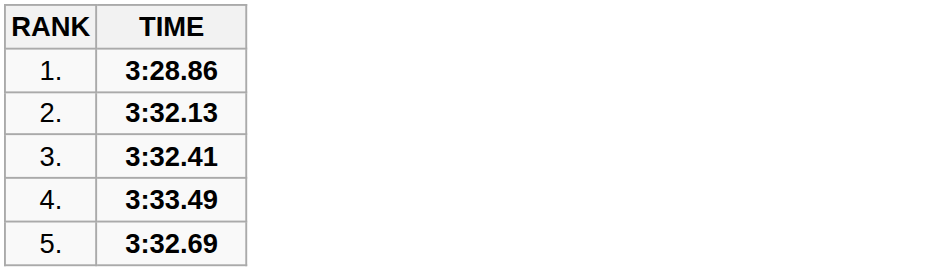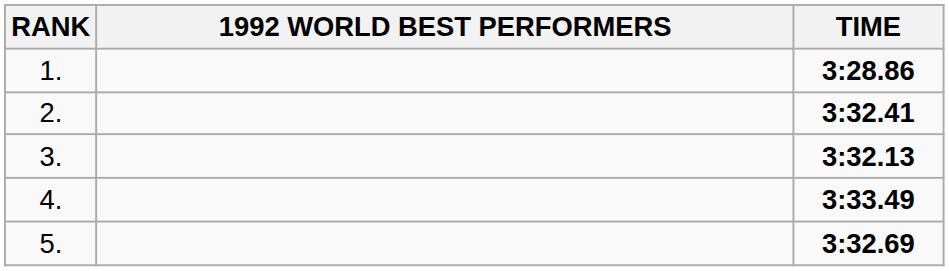+ column: (445, 27)
(172, 113) 3:32.13 -> (868, 113) 3:32.41
(172, 157) 3:32.41 -> (868, 157) 3:32.13
